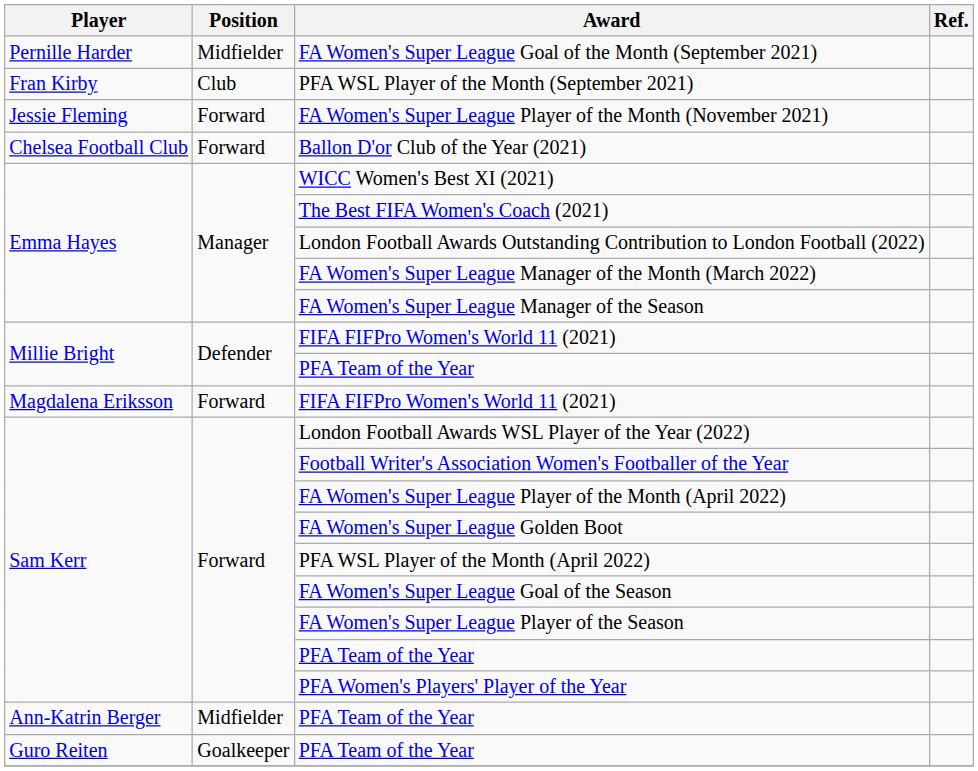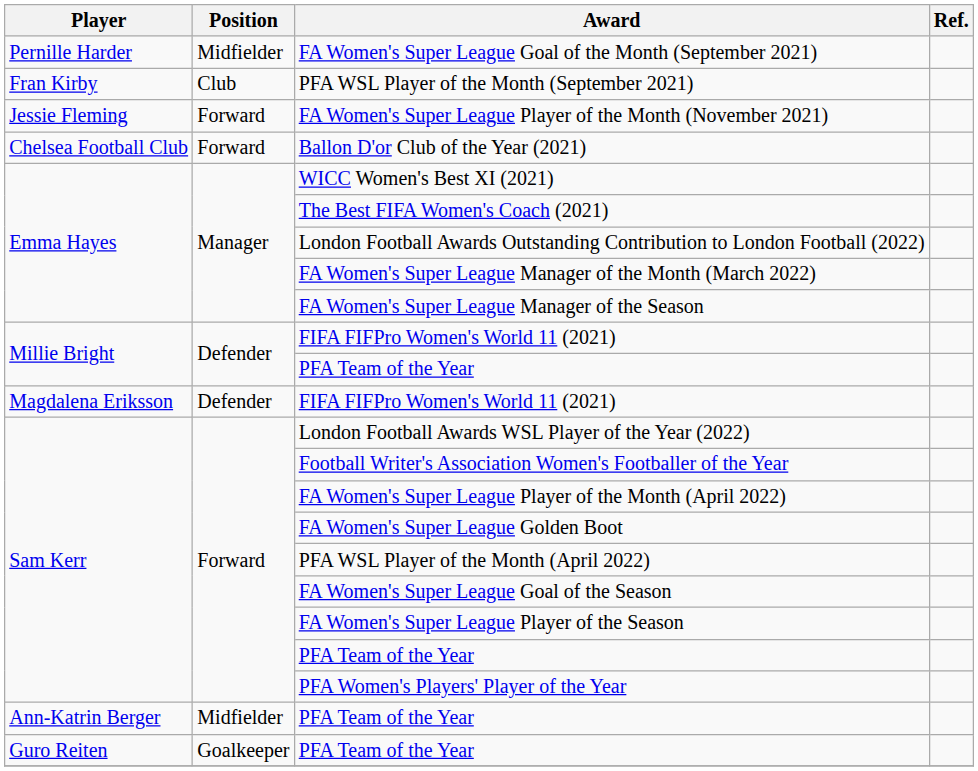(231, 400) Forward -> (235, 400) Defender
